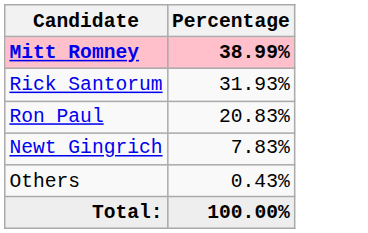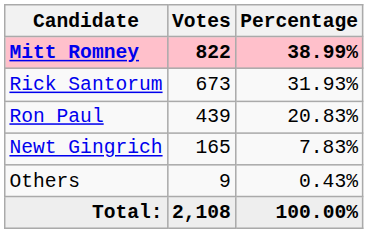+ column: (201, 21)
